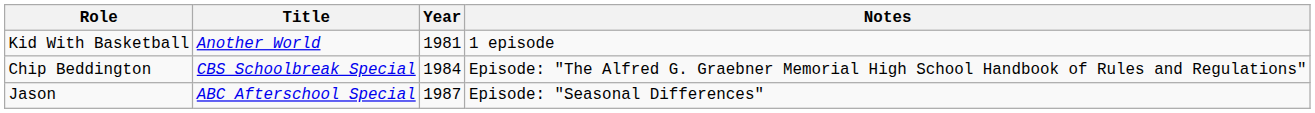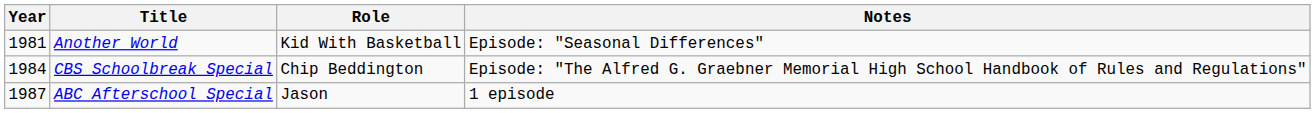columns swapped: (442, 18) <-> (99, 18)
(512, 43) 1 episode -> (616, 43) Episode: "Seasonal Differences"
(616, 95) Episode: "Seasonal Differences" -> (512, 95) 1 episode
